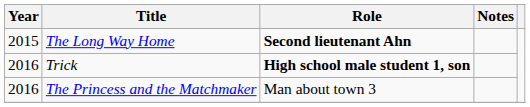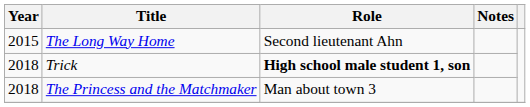(337, 41) bold -> (333, 41) normal
(23, 65) 2016 -> (23, 65) 2018
(23, 89) 2016 -> (23, 89) 2018
